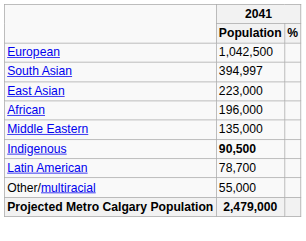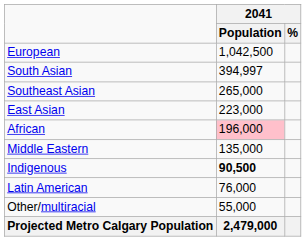+ row: (51, 91)
(241, 110) no background -> (241, 129) pink background
(237, 168) 78,700 -> (237, 187) 76,000
